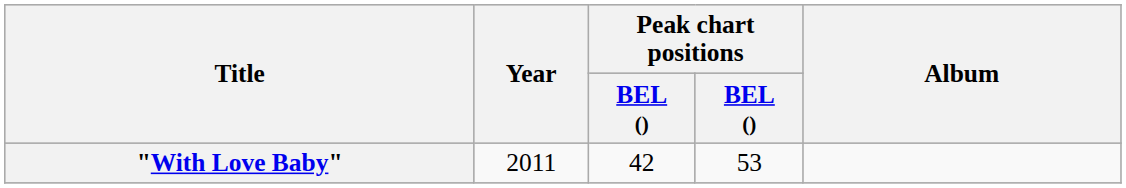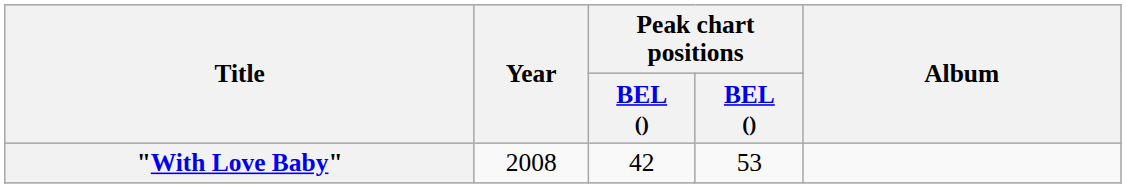(531, 162) 2011 -> (531, 162) 2008
